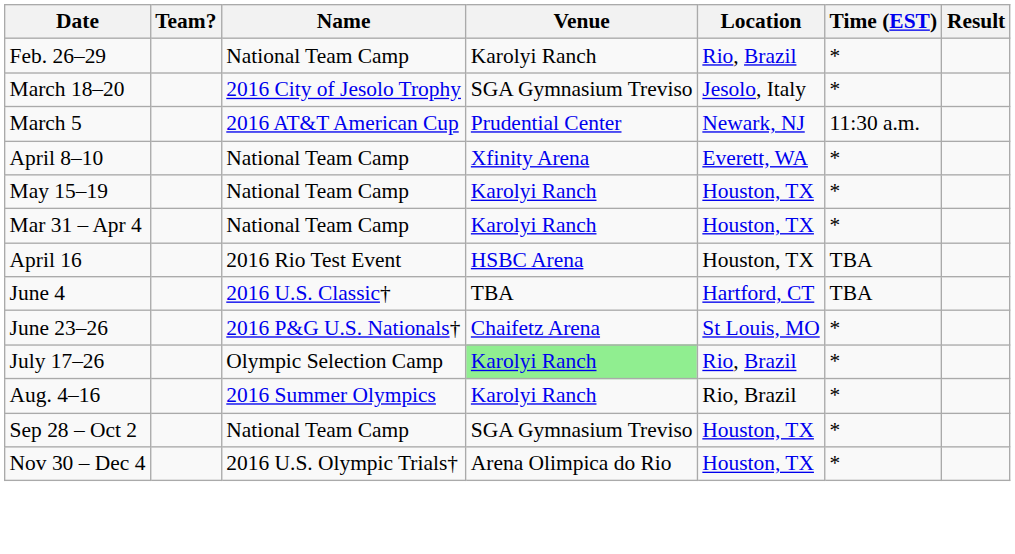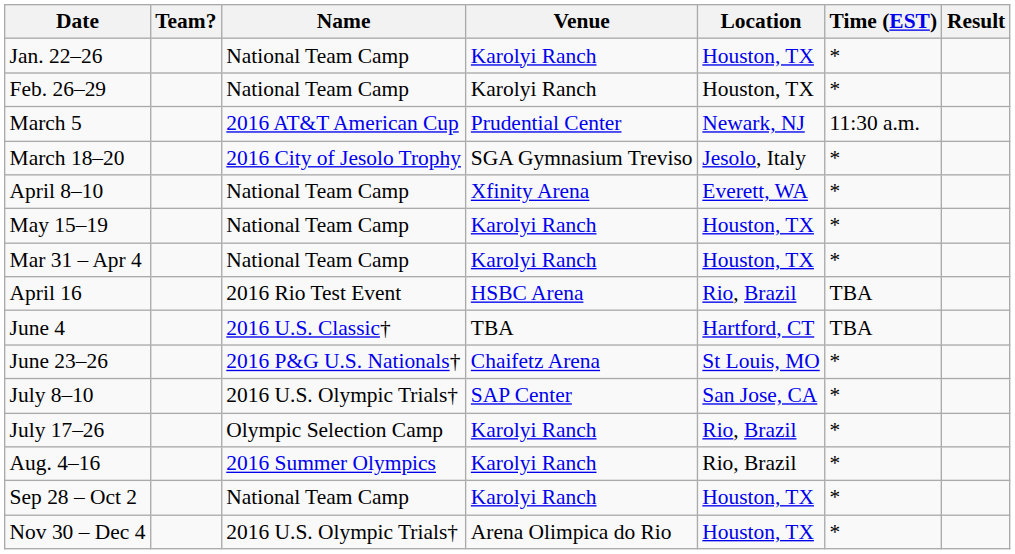+ row: (56, 55)
(749, 55) Rio, Brazil -> (758, 89) Houston, TX
rows swapped: (46, 123) <-> (67, 89)
(758, 259) Houston, TX -> (749, 293) Rio, Brazil
+ row: (52, 395)
(534, 361) lightgreen background -> (534, 429) no background
(582, 429) SGA Gymnasium Treviso -> (534, 497) Karolyi Ranch
